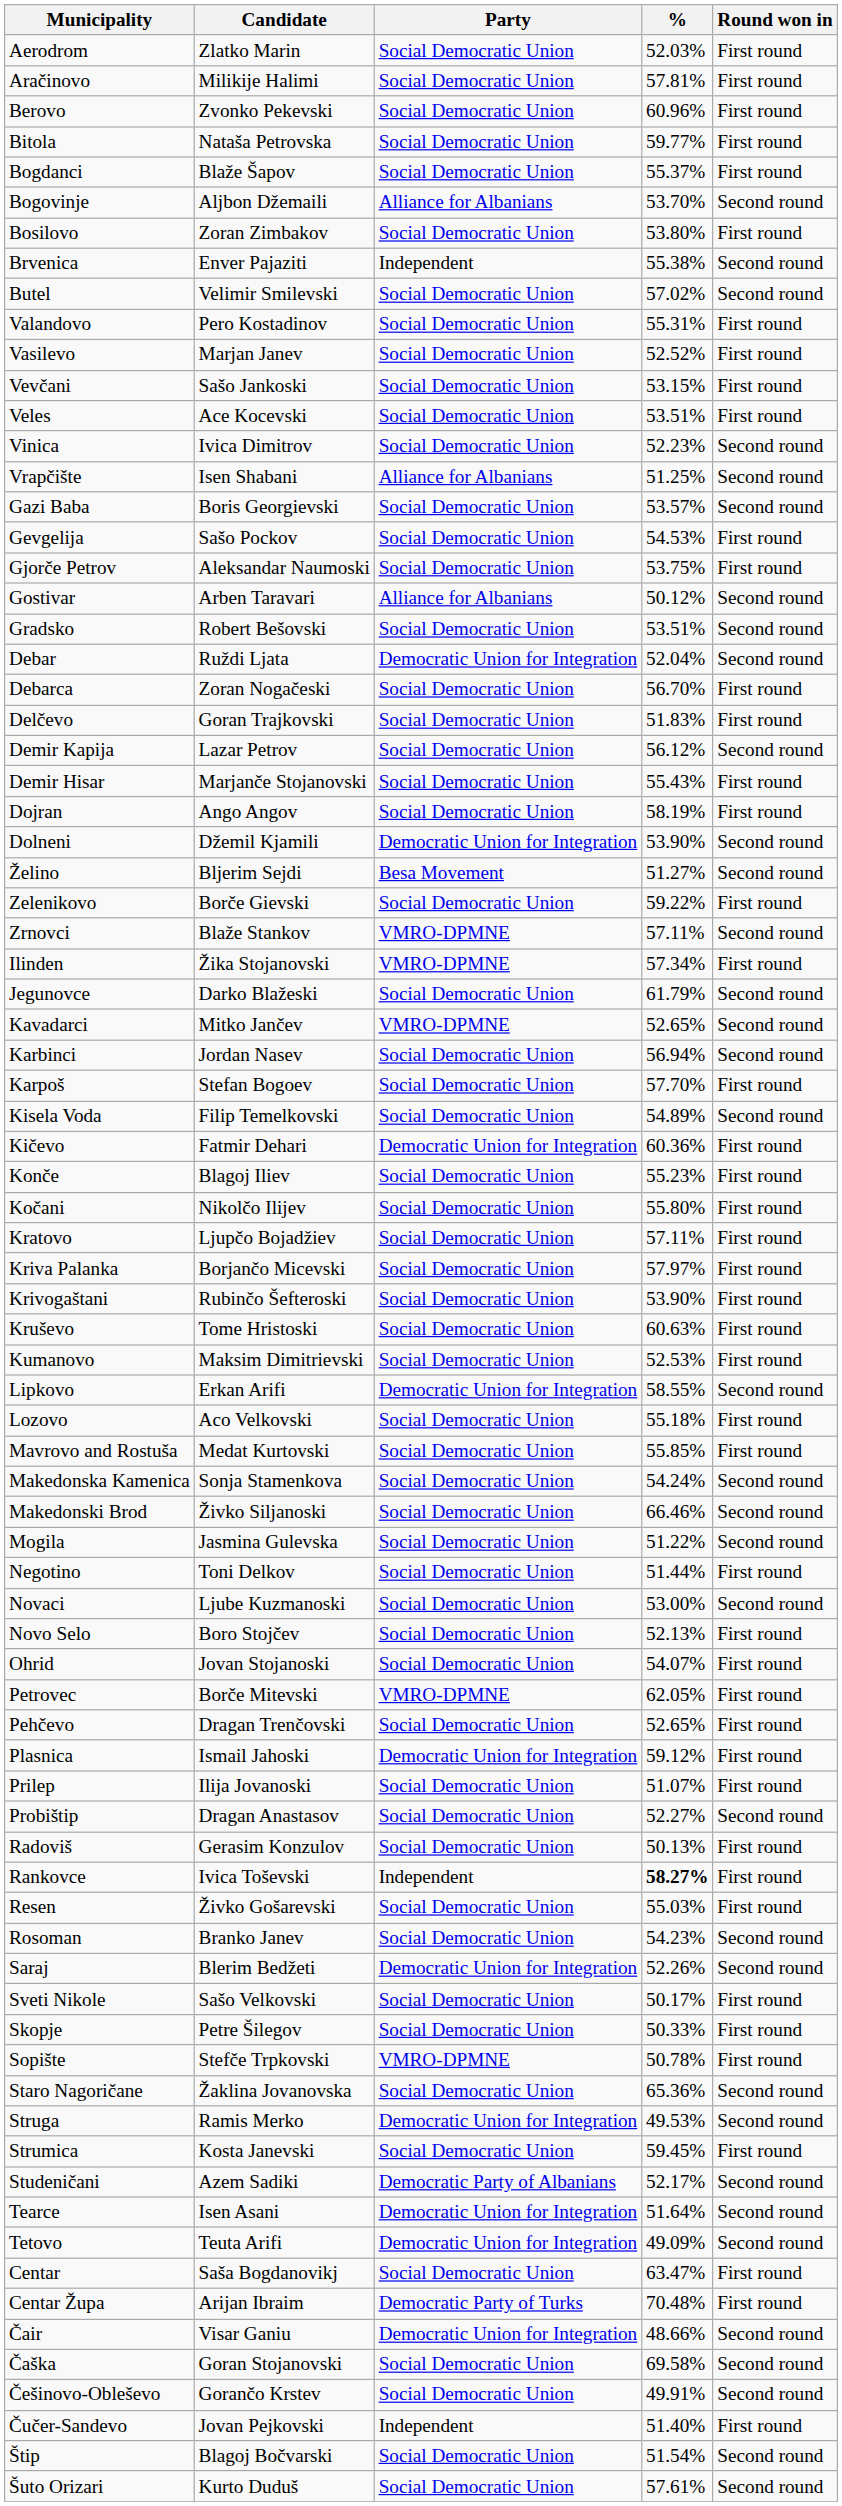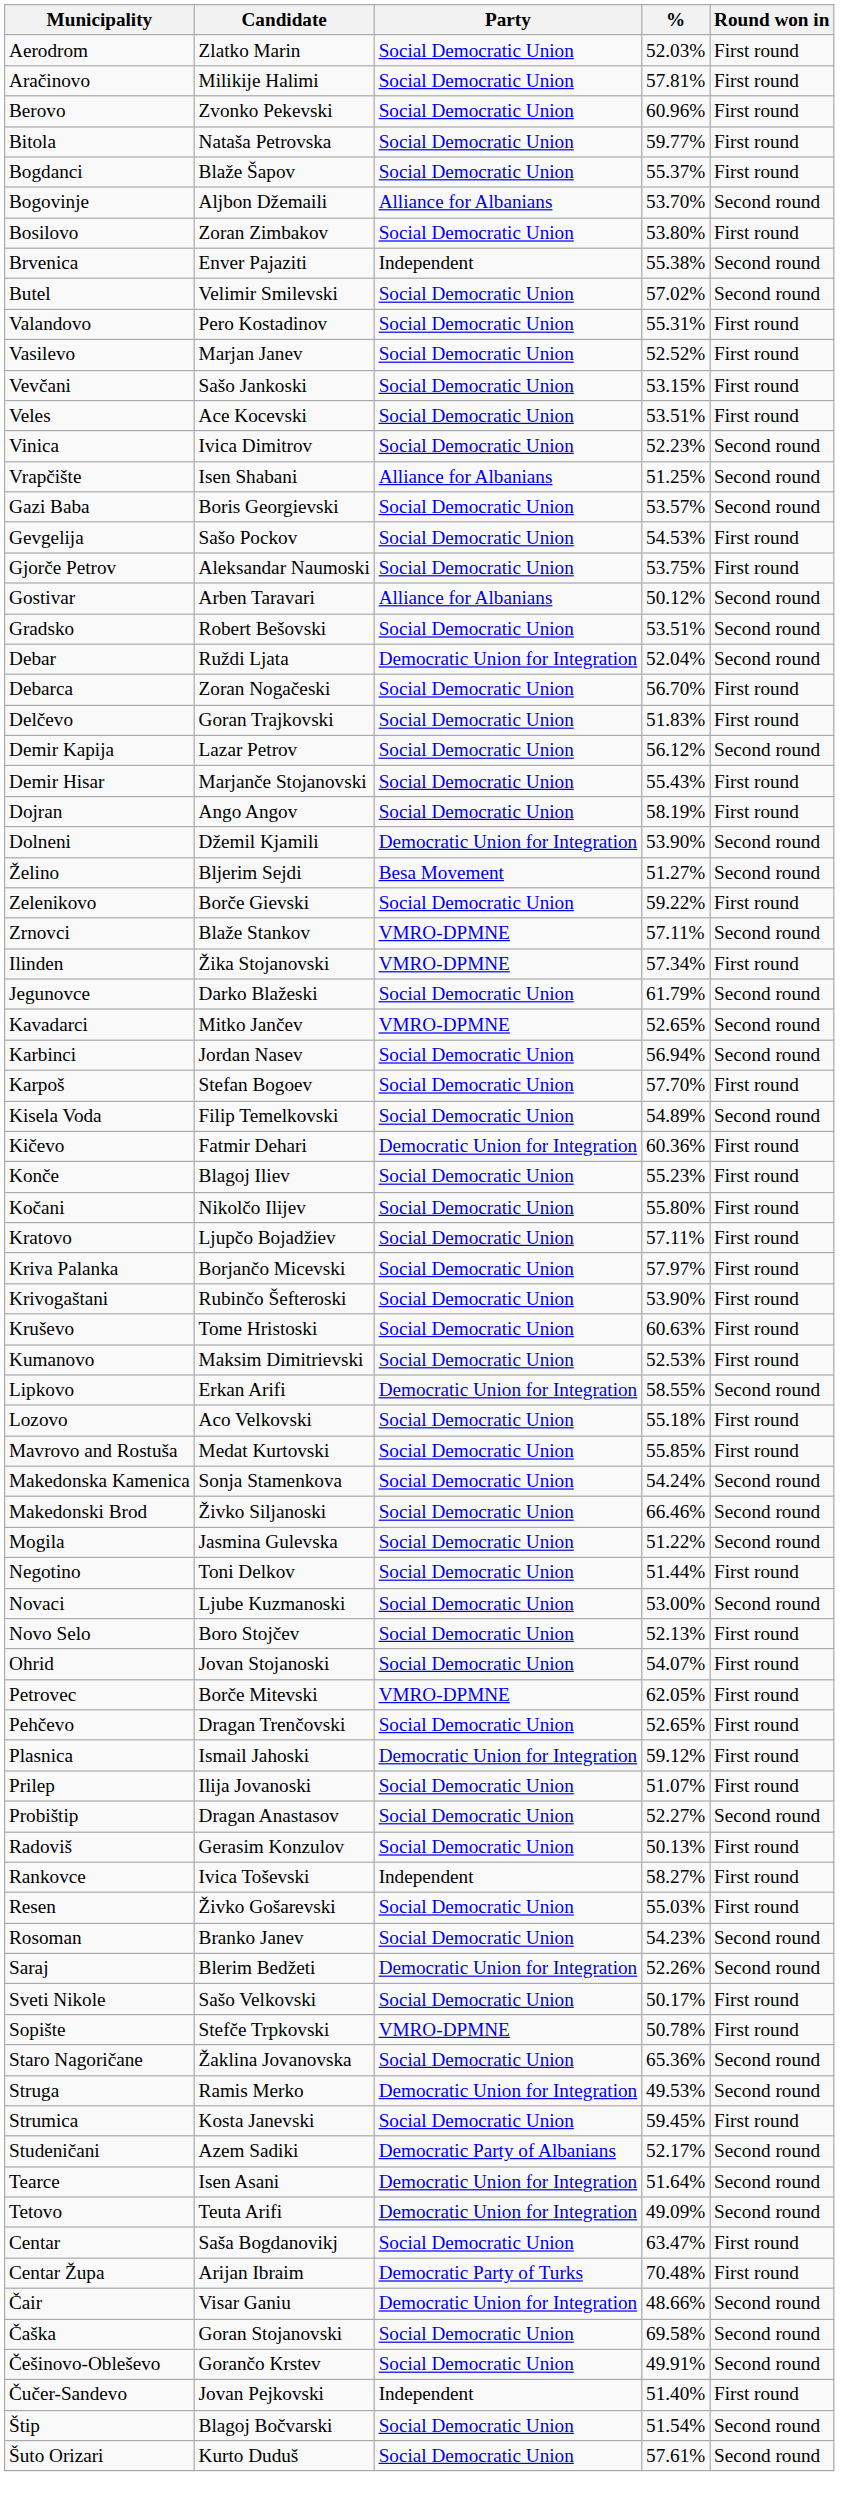(677, 1877) bold -> (676, 1877) normal
- row: (36, 2029)
